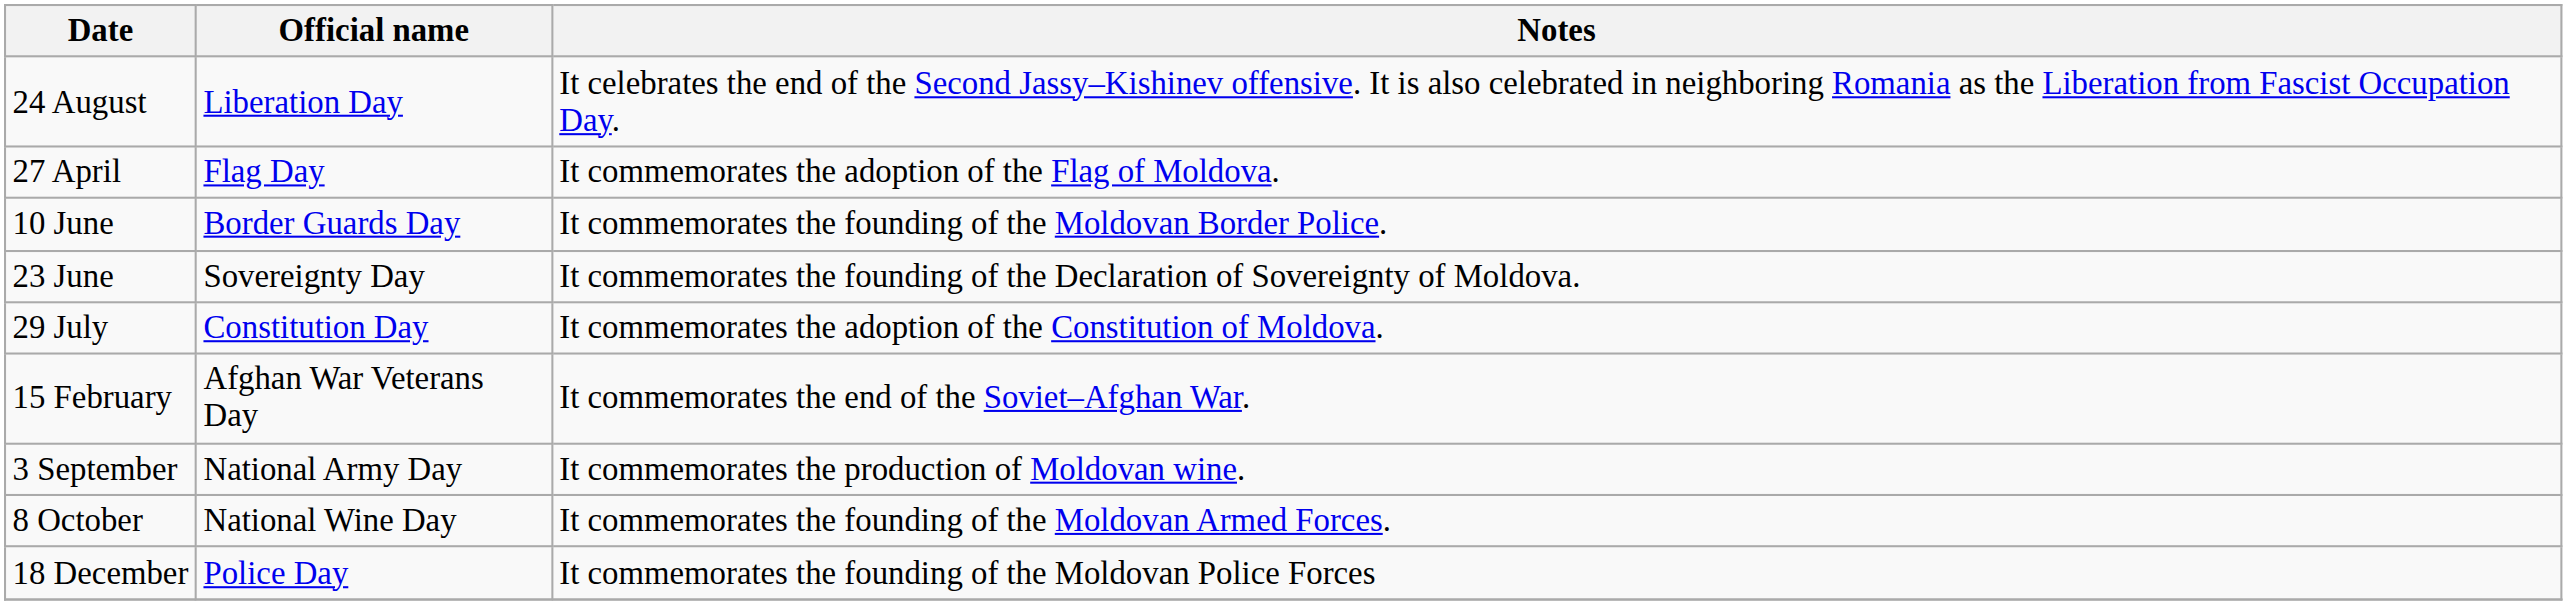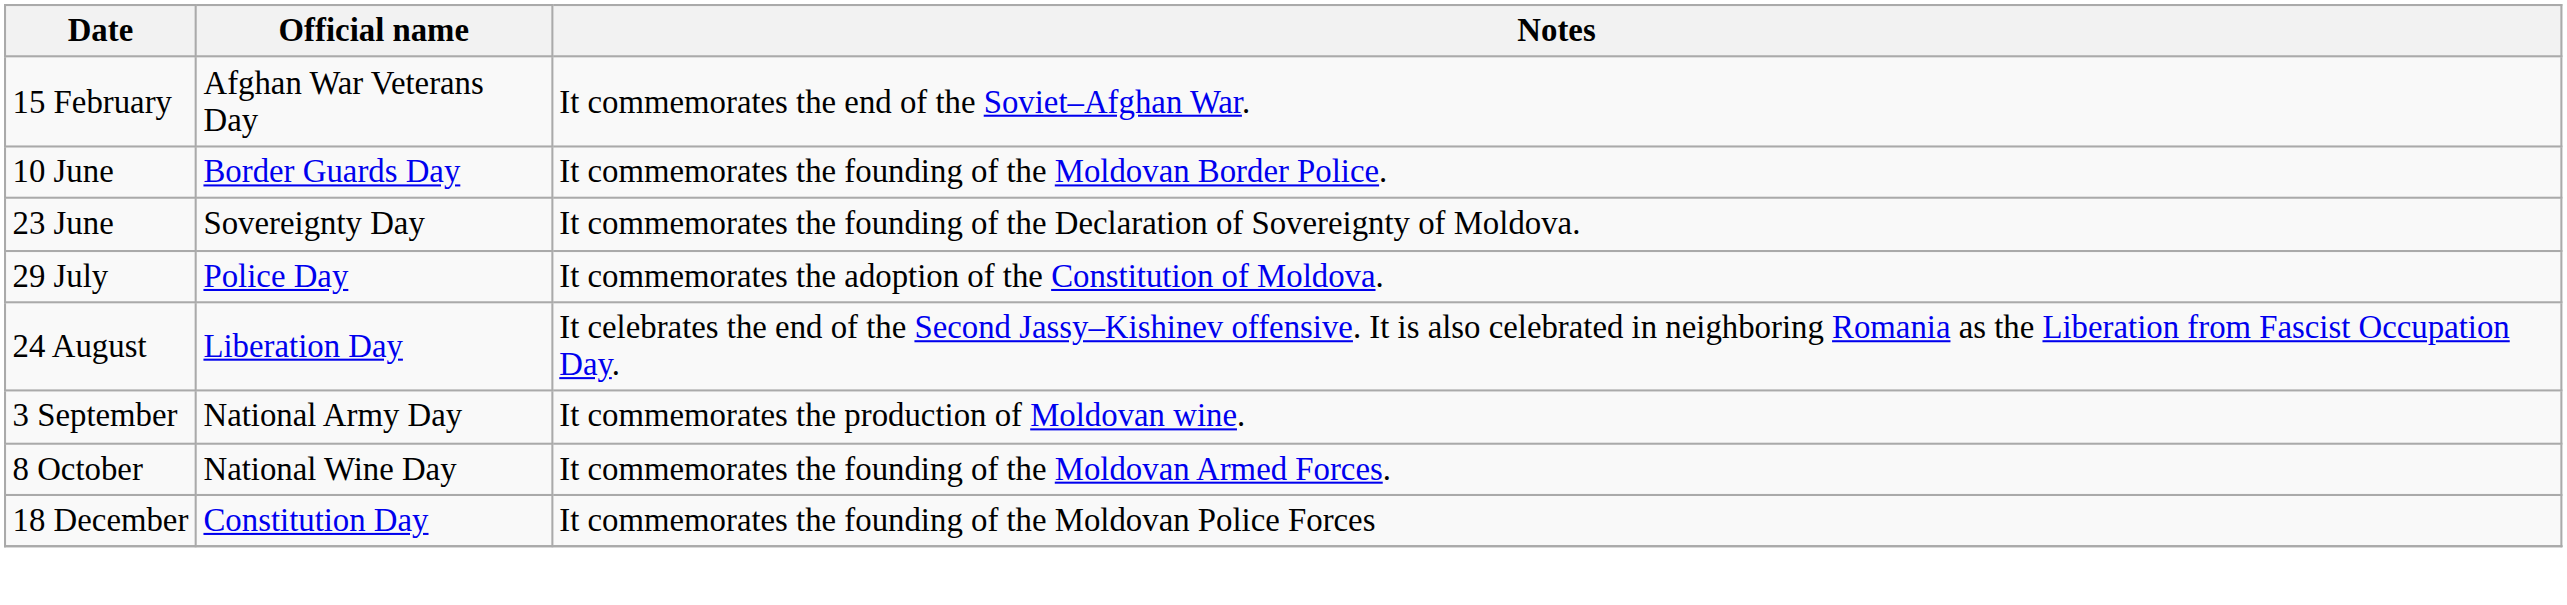rows swapped: (92, 397) <-> (80, 100)
- row: (67, 171)
(316, 327) Constitution Day -> (276, 275) Police Day
(276, 572) Police Day -> (316, 520) Constitution Day
